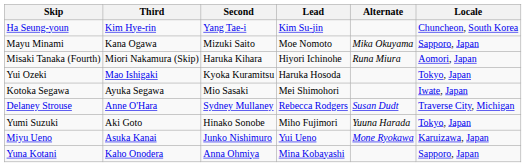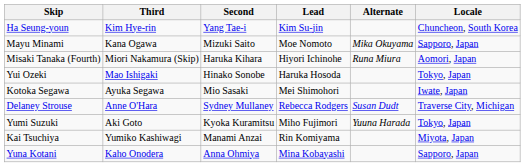(239, 75) Kyoka Kuramitsu -> (234, 75) Hinako Sonobe
(234, 122) Hinako Sonobe -> (239, 122) Kyoka Kuramitsu
+ row: (33, 138)
- row: (29, 138)
